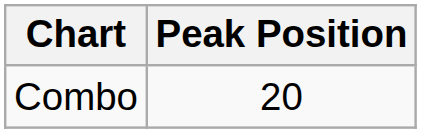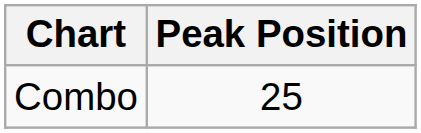(281, 95) 20 -> (281, 95) 25
